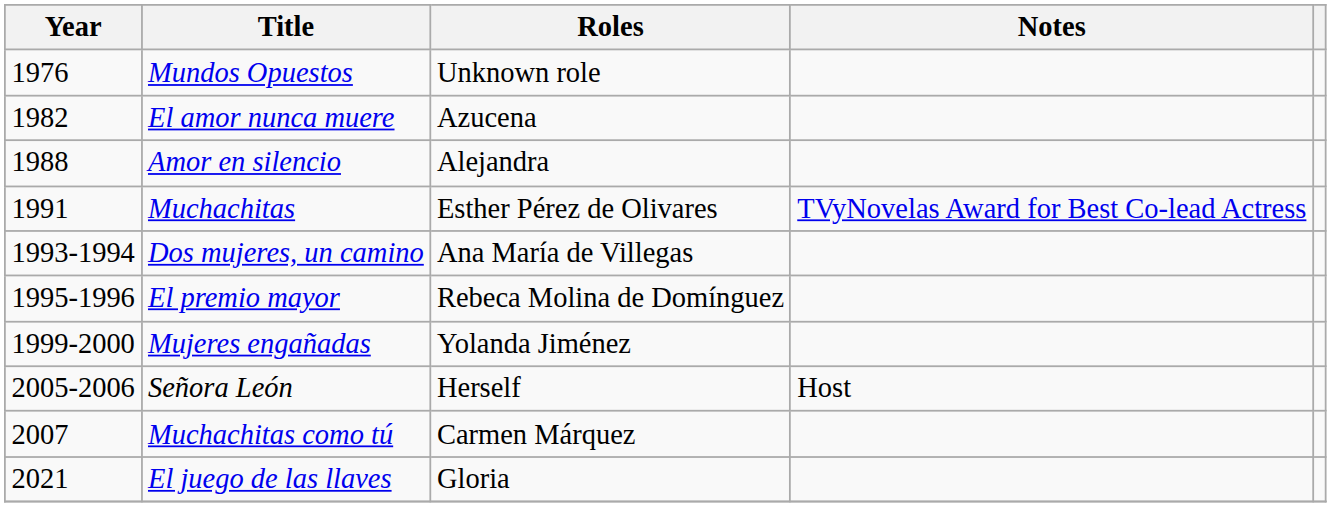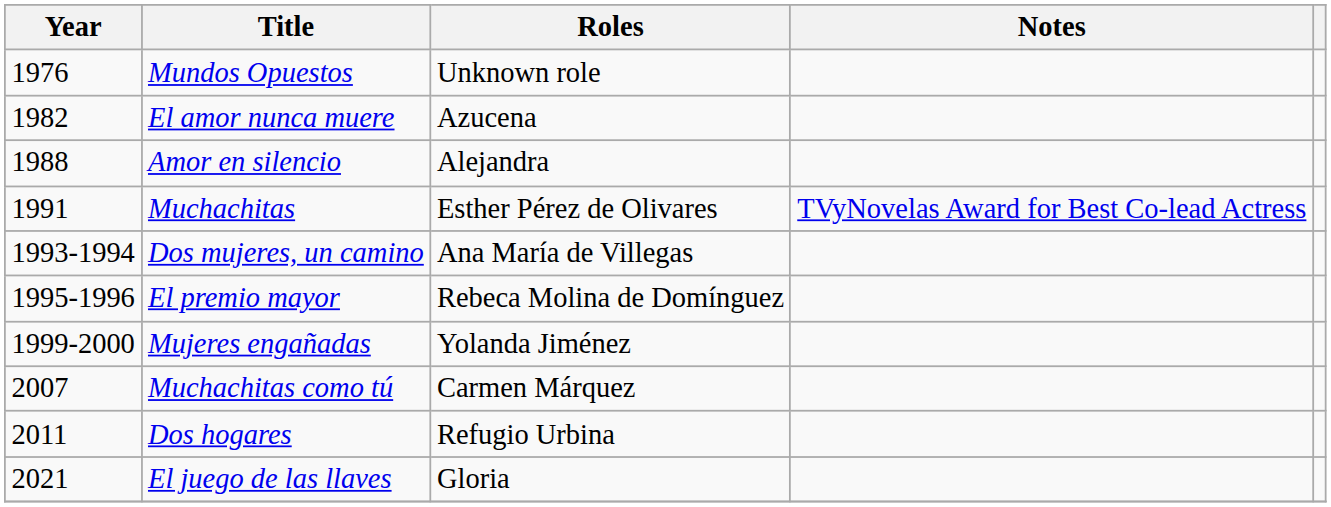- row: (220, 388)
+ row: (220, 433)
